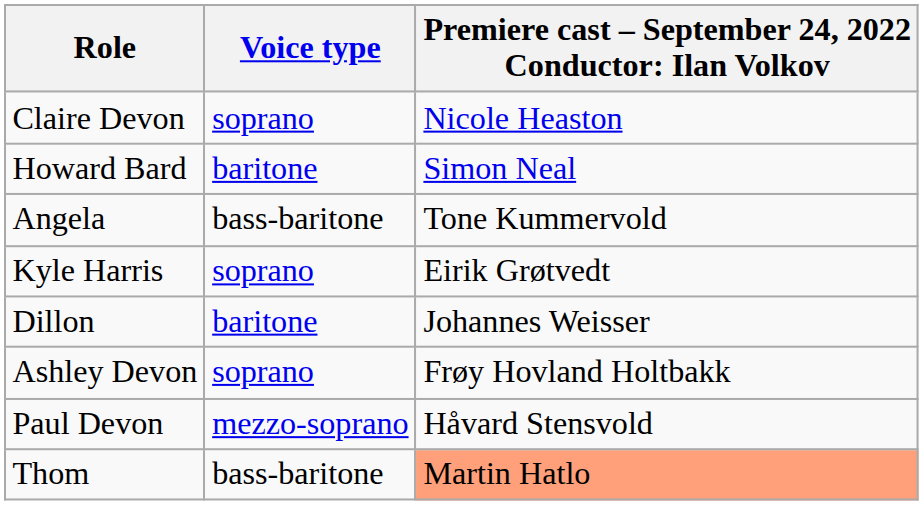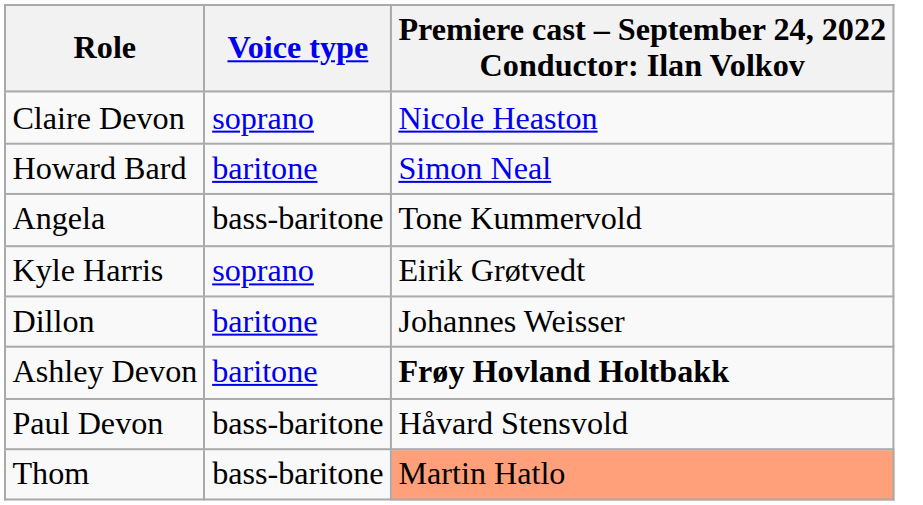(263, 372) soprano -> (265, 372) baritone
(577, 372) normal -> (564, 372) bold
(310, 423) mezzo-soprano -> (298, 423) bass-baritone
